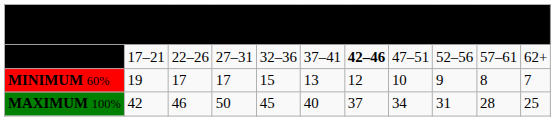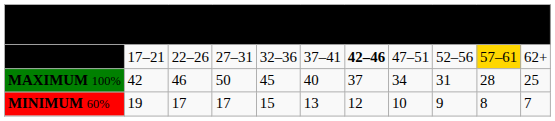(499, 56) no background -> (499, 56) gold background
rows swapped: (64, 103) <-> (59, 80)
